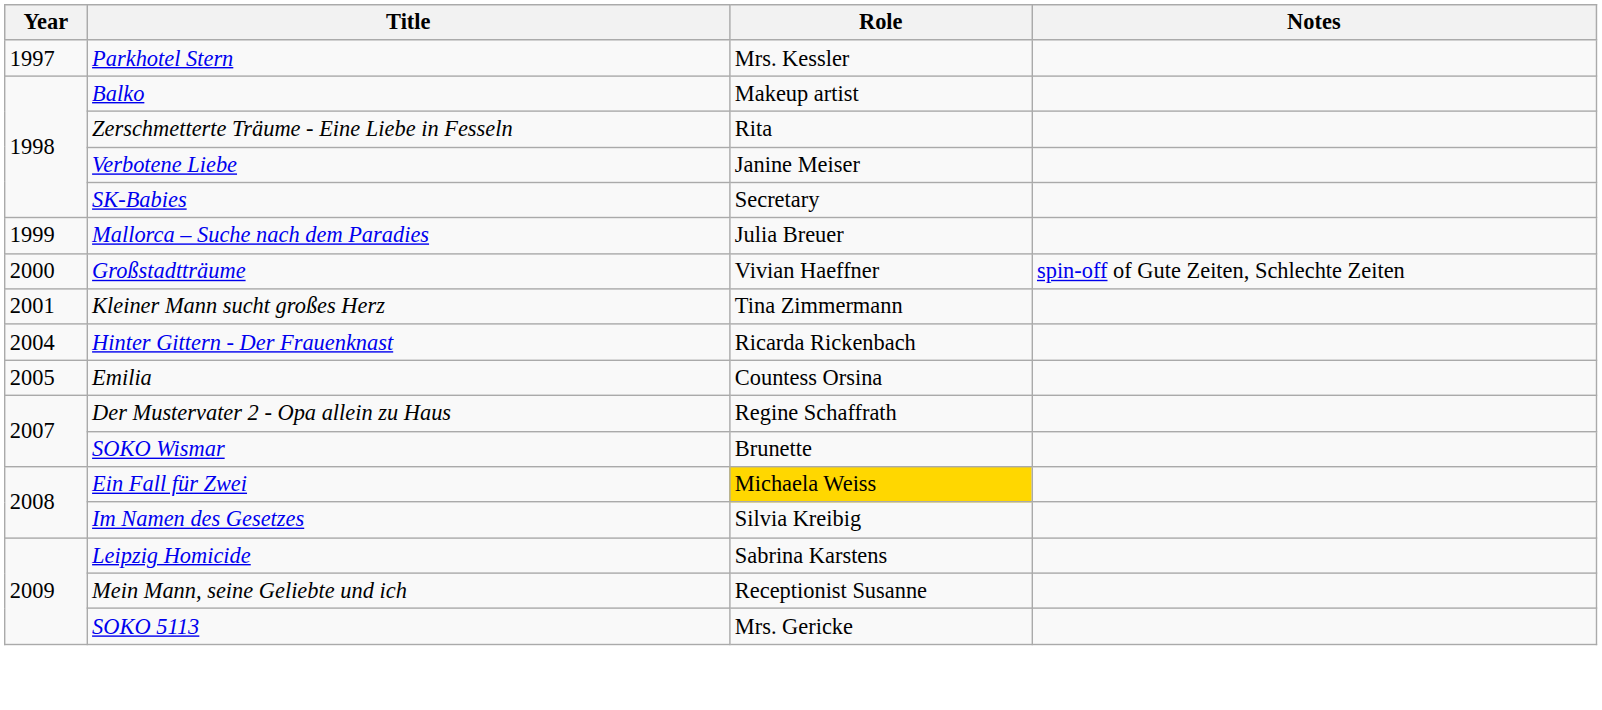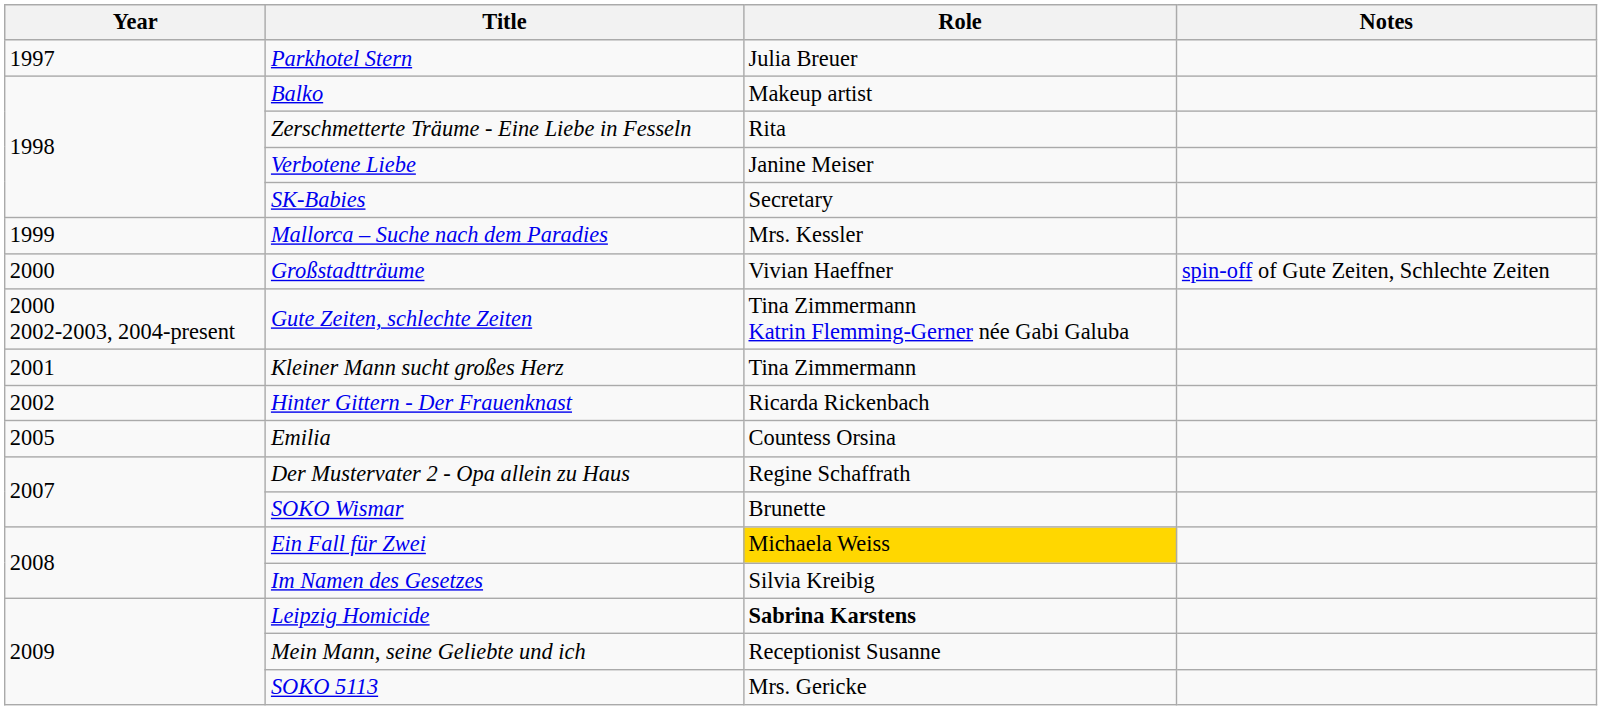(792, 57) Mrs. Kessler -> (803, 57) Julia Breuer
(789, 235) Julia Breuer -> (806, 235) Mrs. Kessler
+ row: (402, 319)
(32, 341) 2004 -> (32, 402) 2002
(811, 555) normal -> (832, 615) bold
